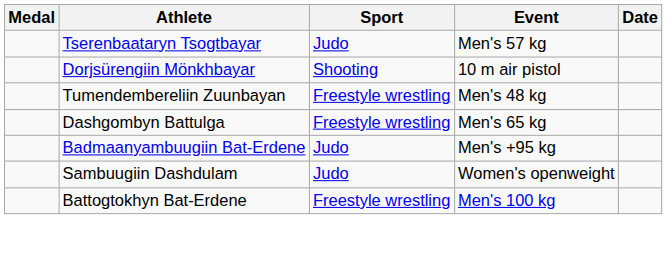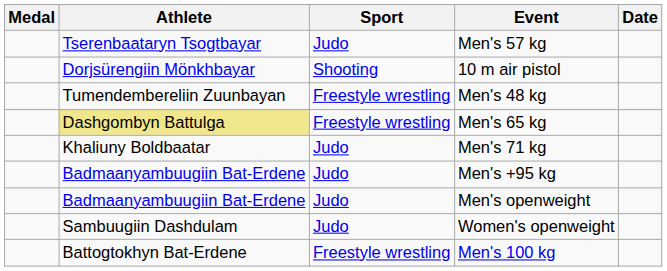(144, 122) no background -> (144, 122) khaki background
+ row: (502, 148)
+ row: (524, 200)
